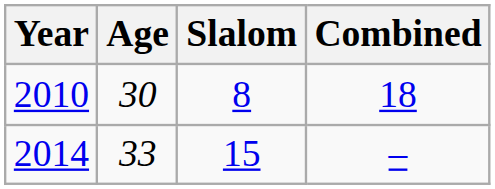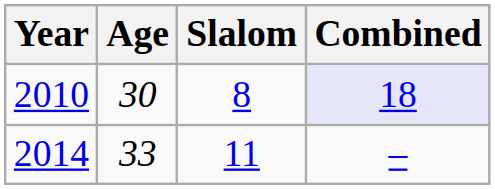(398, 93) no background -> (398, 93) lavender background
(242, 153) 15 -> (242, 153) 11
